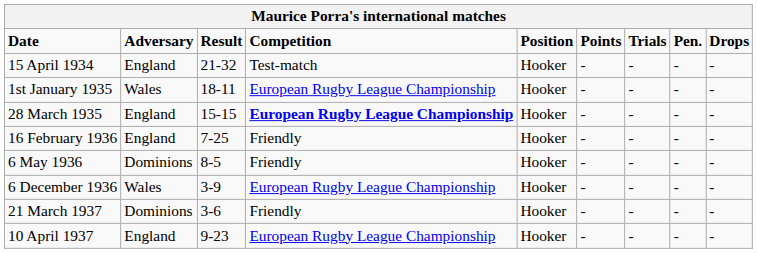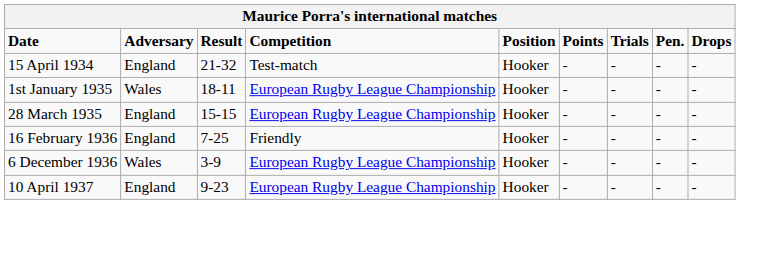(381, 114) bold -> (372, 114) normal
- row: (45, 162)
- row: (55, 211)
